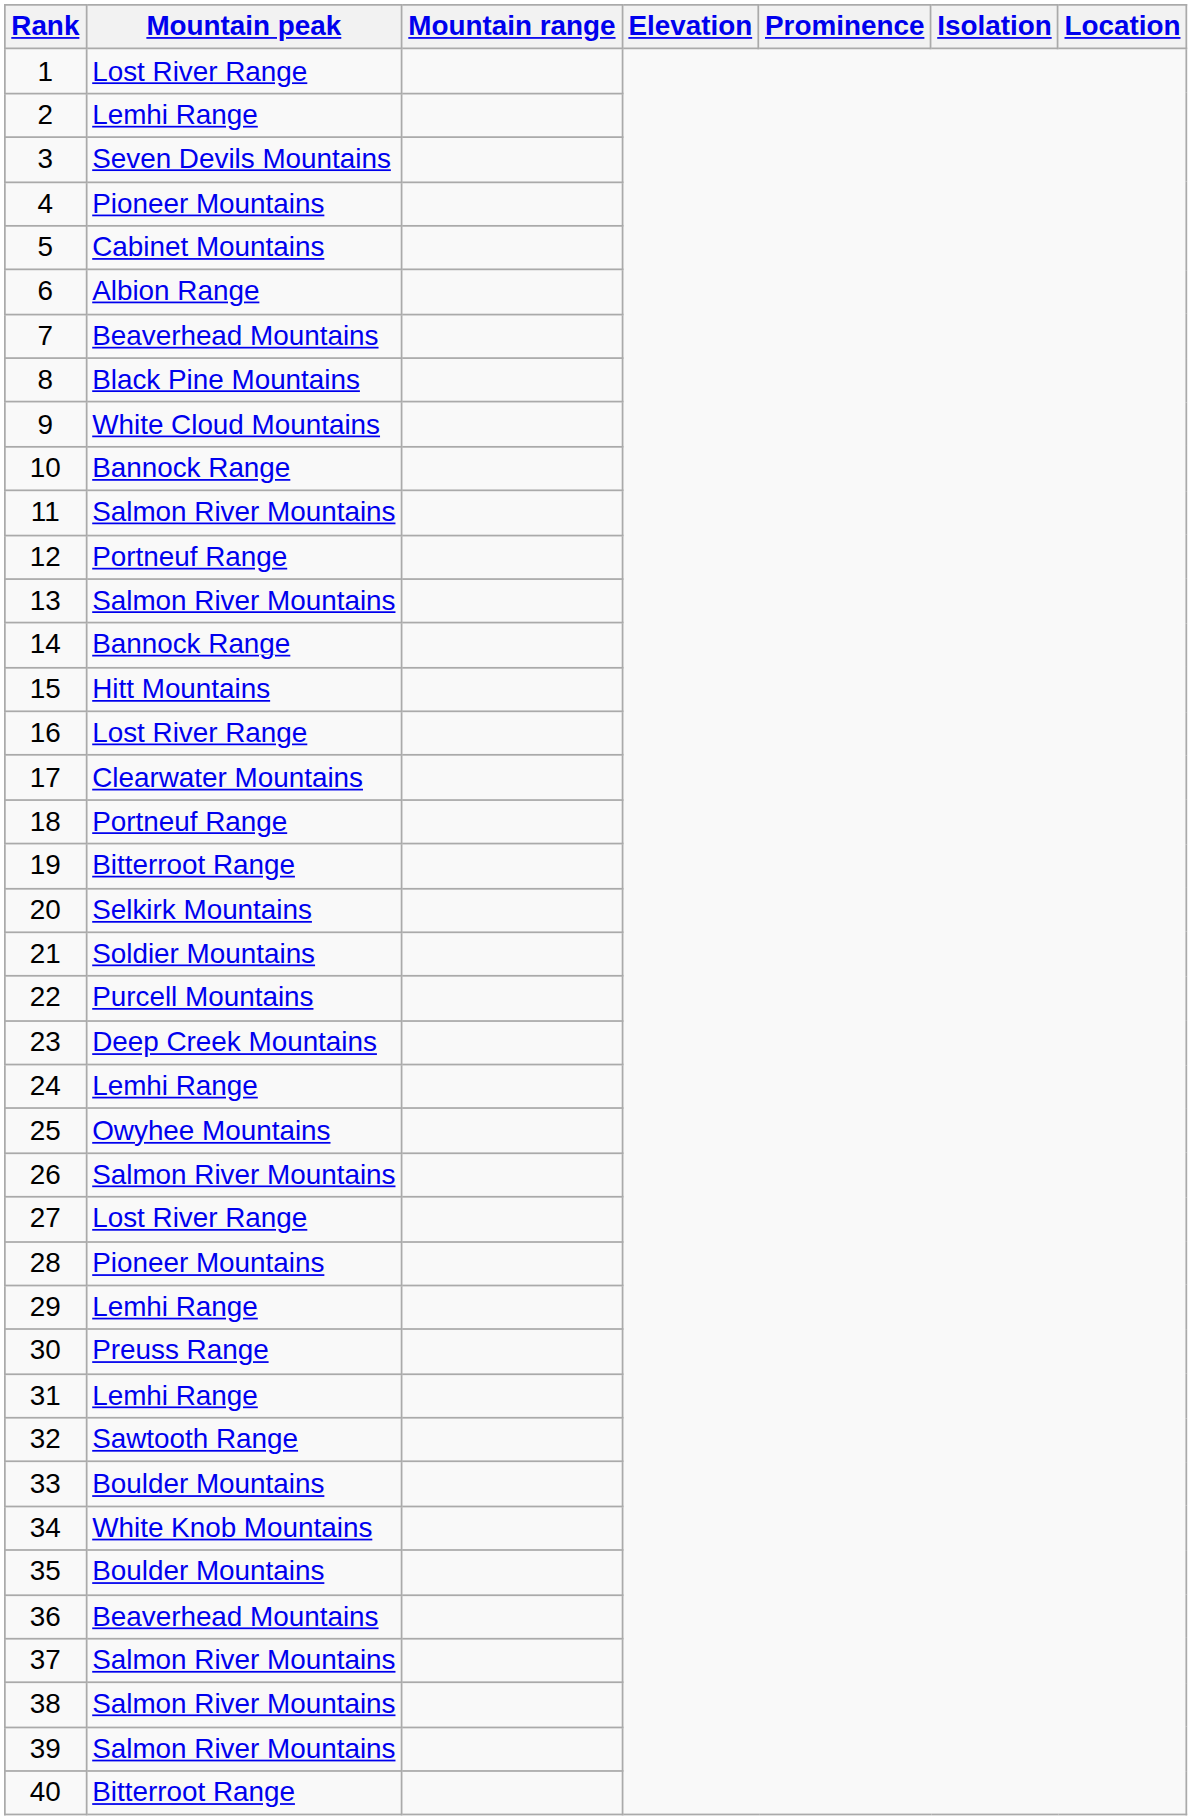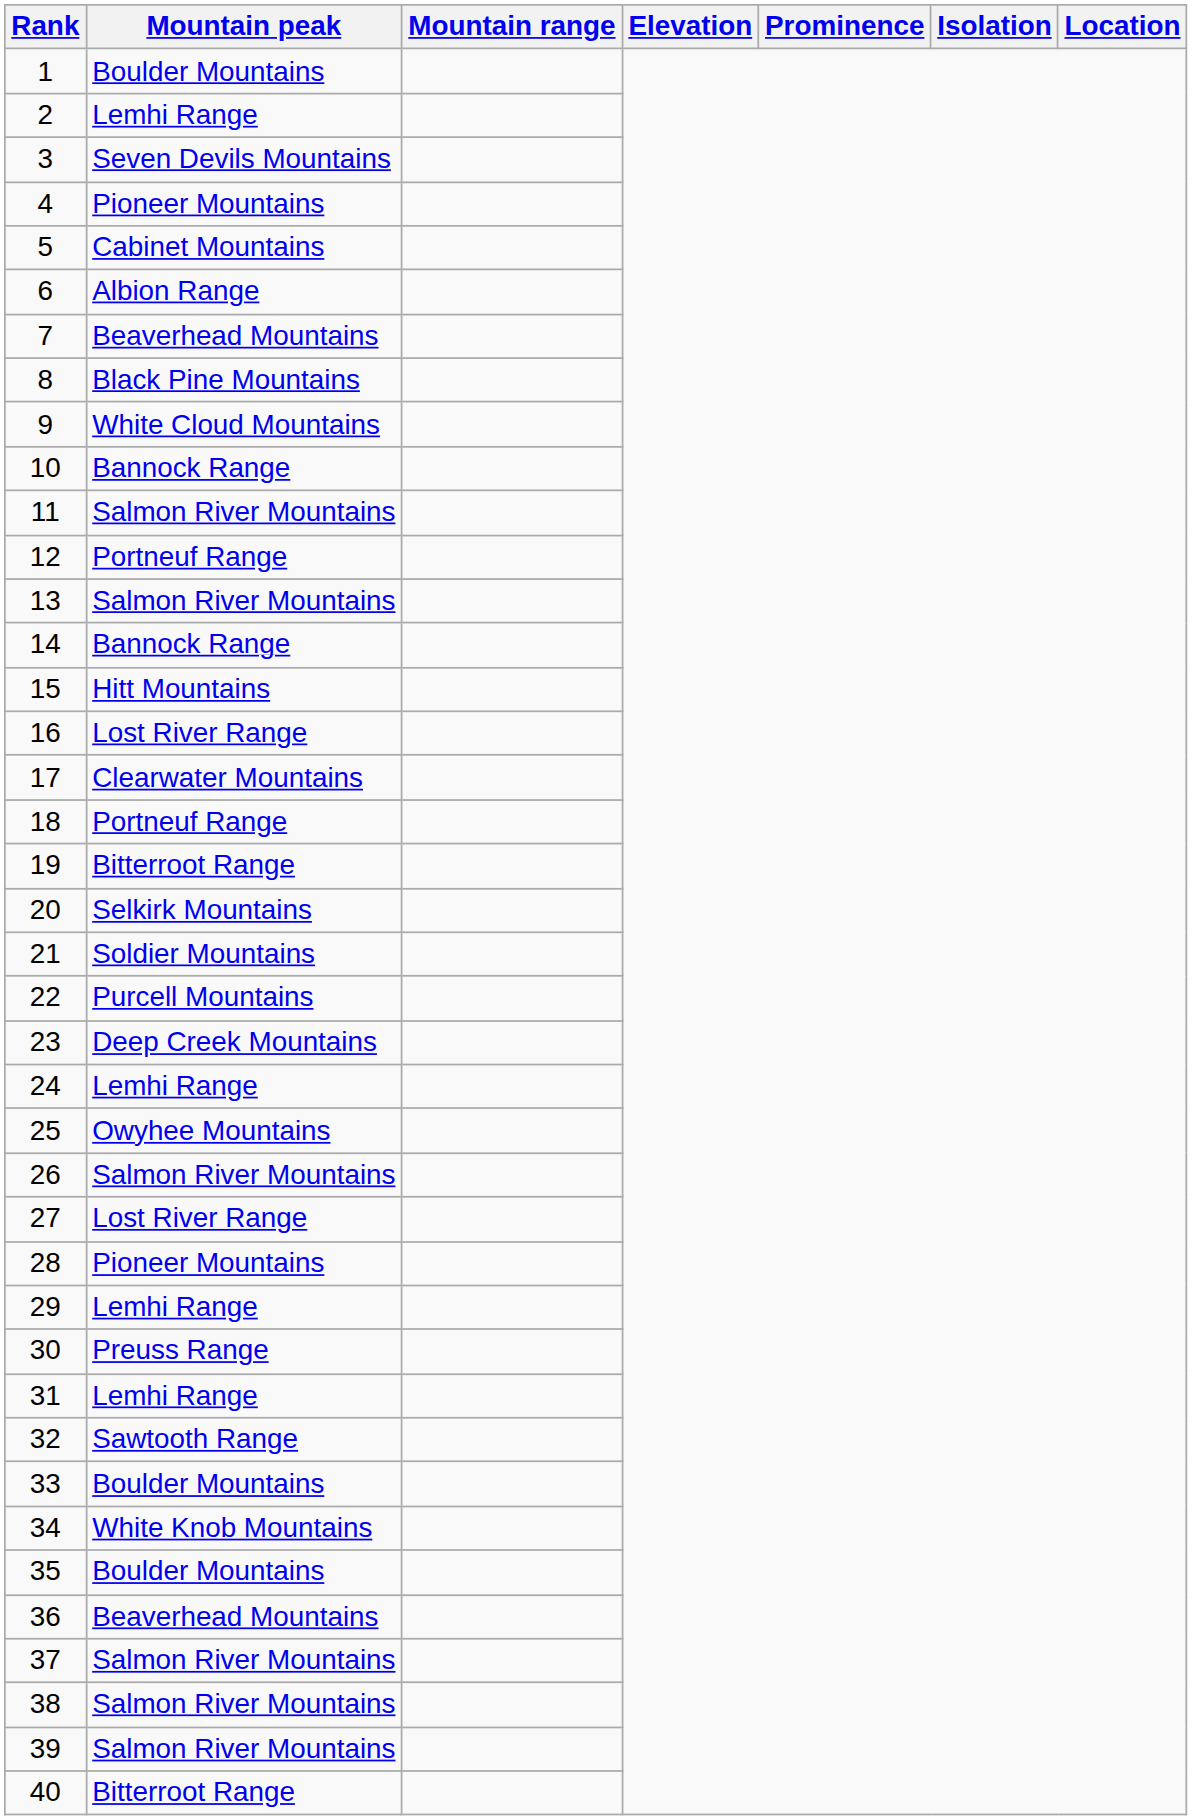(200, 70) Lost River Range -> (208, 70) Boulder Mountains
